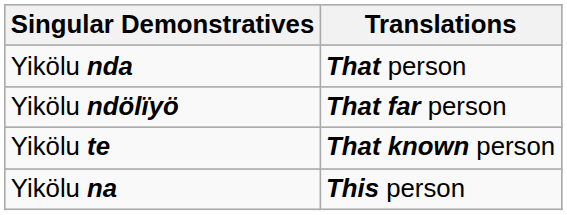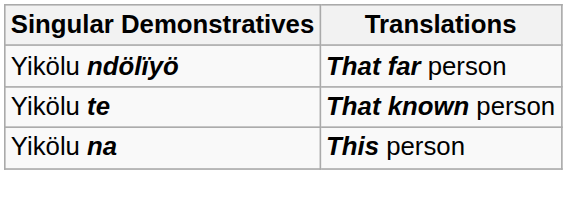- row: (72, 65)
